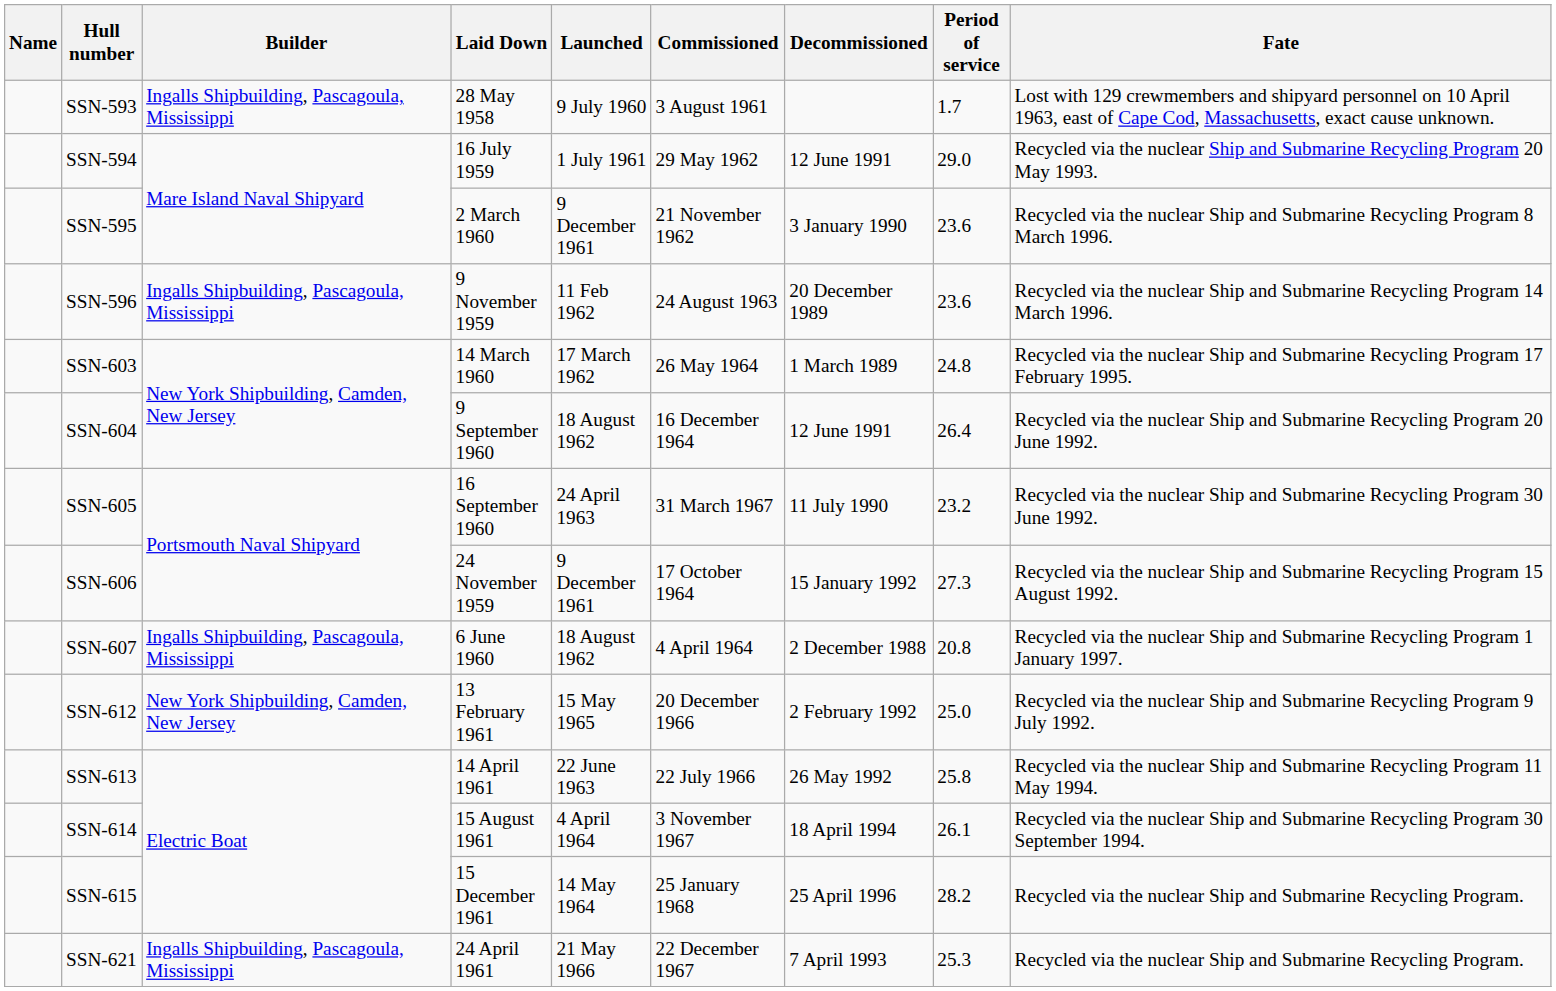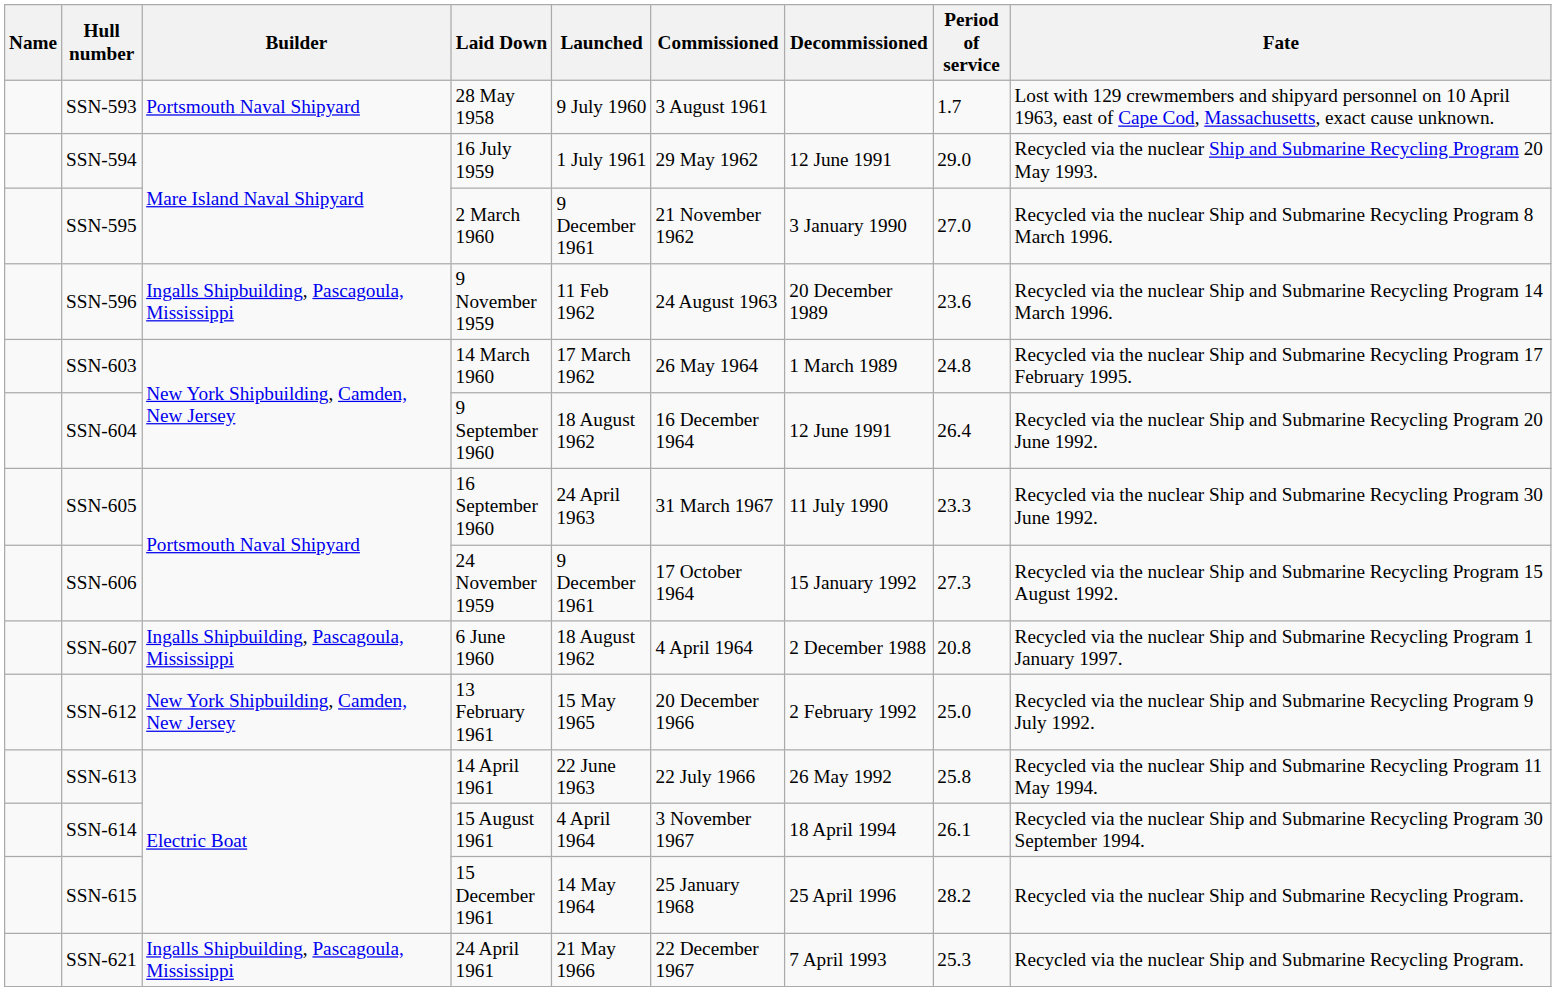(275, 106) Ingalls Shipbuilding, Pascagoula, Mississippi -> (253, 106) Portsmouth Naval Shipyard
(954, 224) 23.6 -> (954, 224) 27.0
(954, 506) 23.2 -> (954, 506) 23.3
